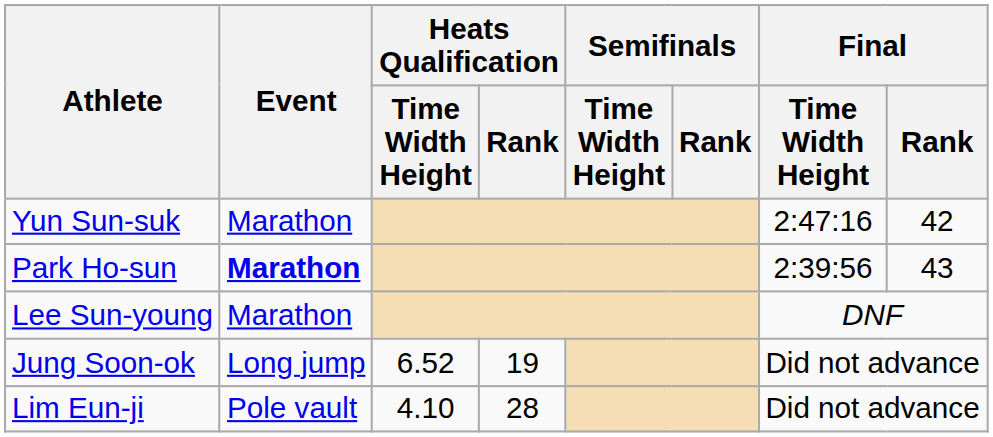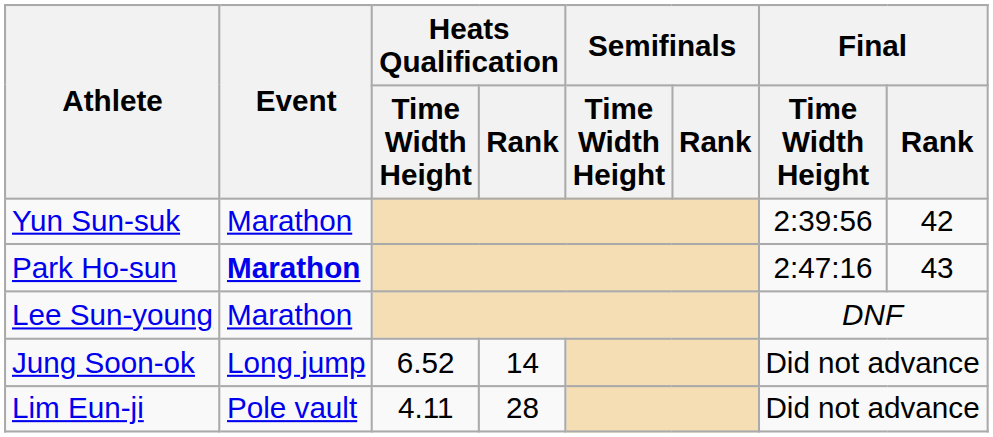(823, 221) 2:47:16 -> (823, 221) 2:39:56
(823, 268) 2:39:56 -> (823, 268) 2:47:16
(522, 362) 19 -> (522, 362) 14
(426, 409) 4.10 -> (426, 409) 4.11
